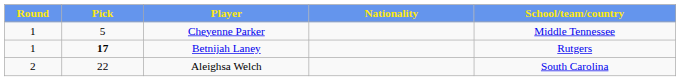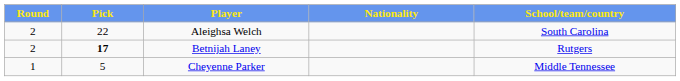rows swapped: (226, 31) <-> (226, 66)
(33, 48) 1 -> (33, 48) 2
